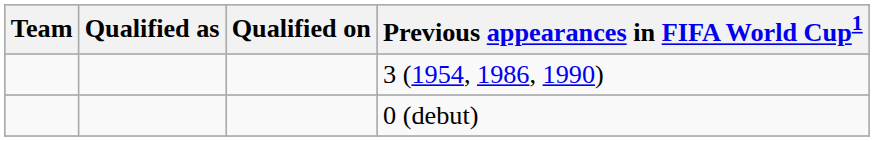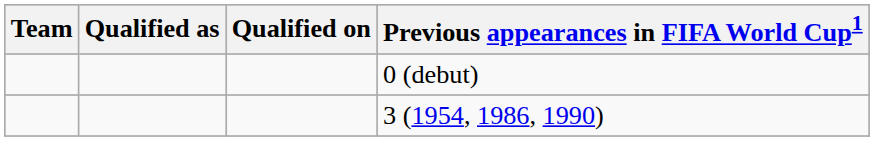rows swapped: (431, 115) <-> (493, 74)
